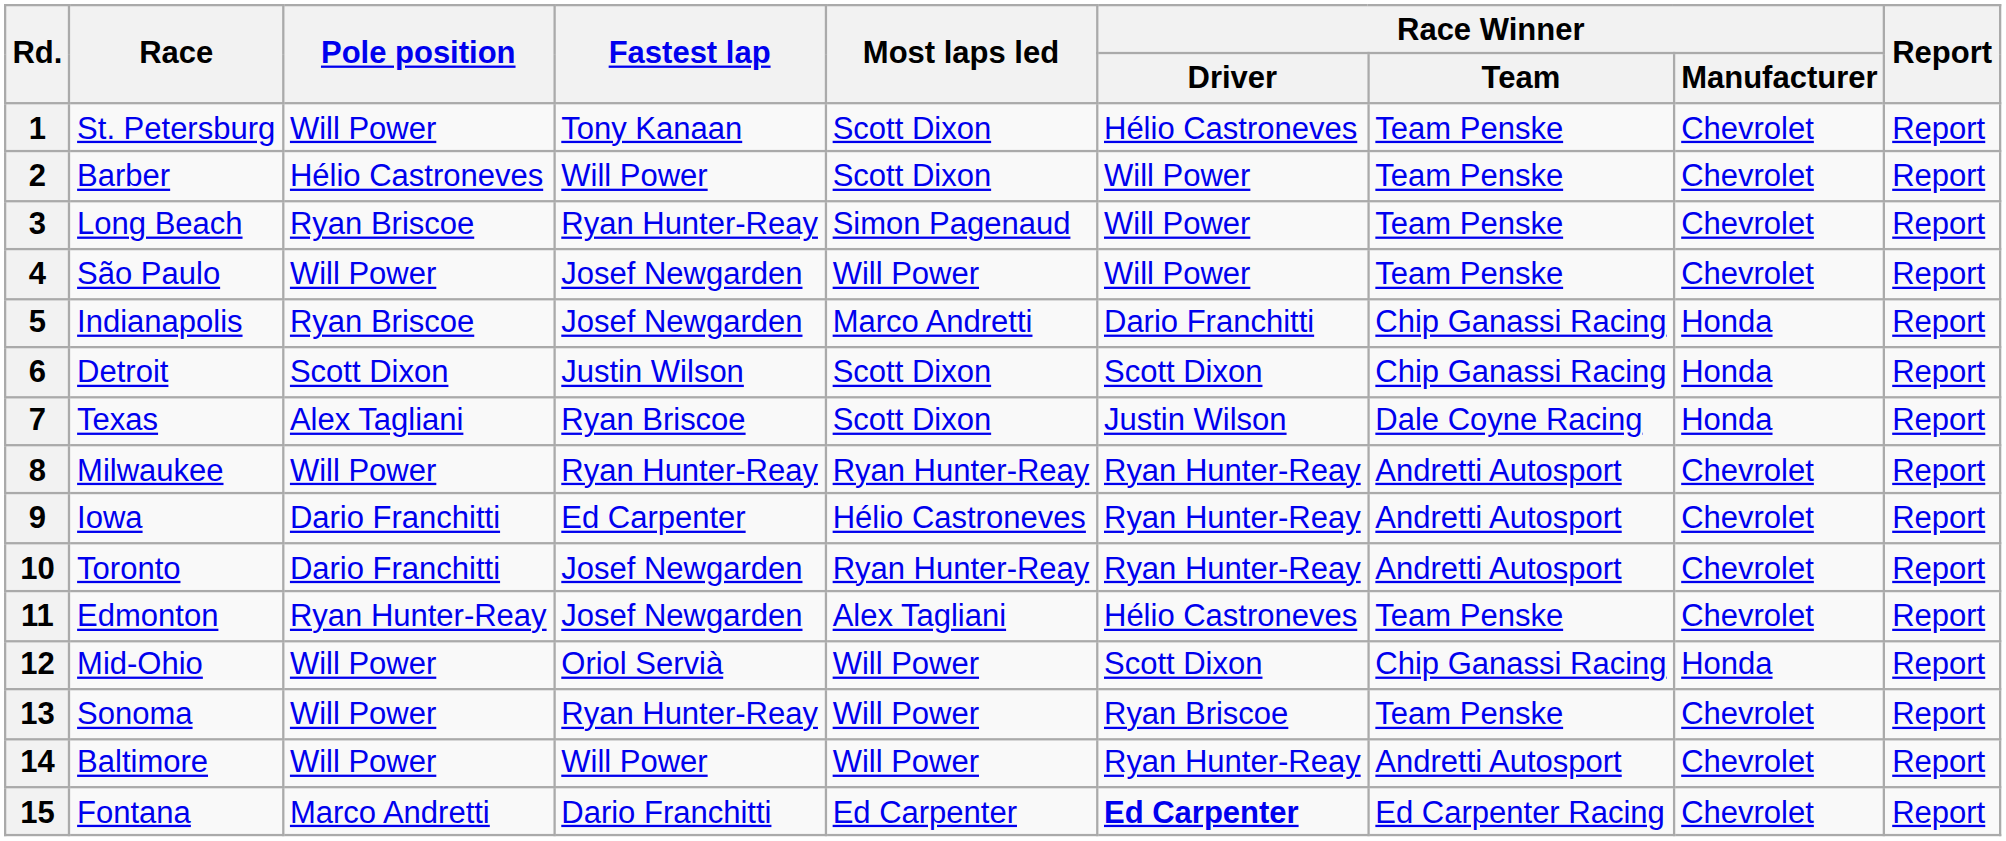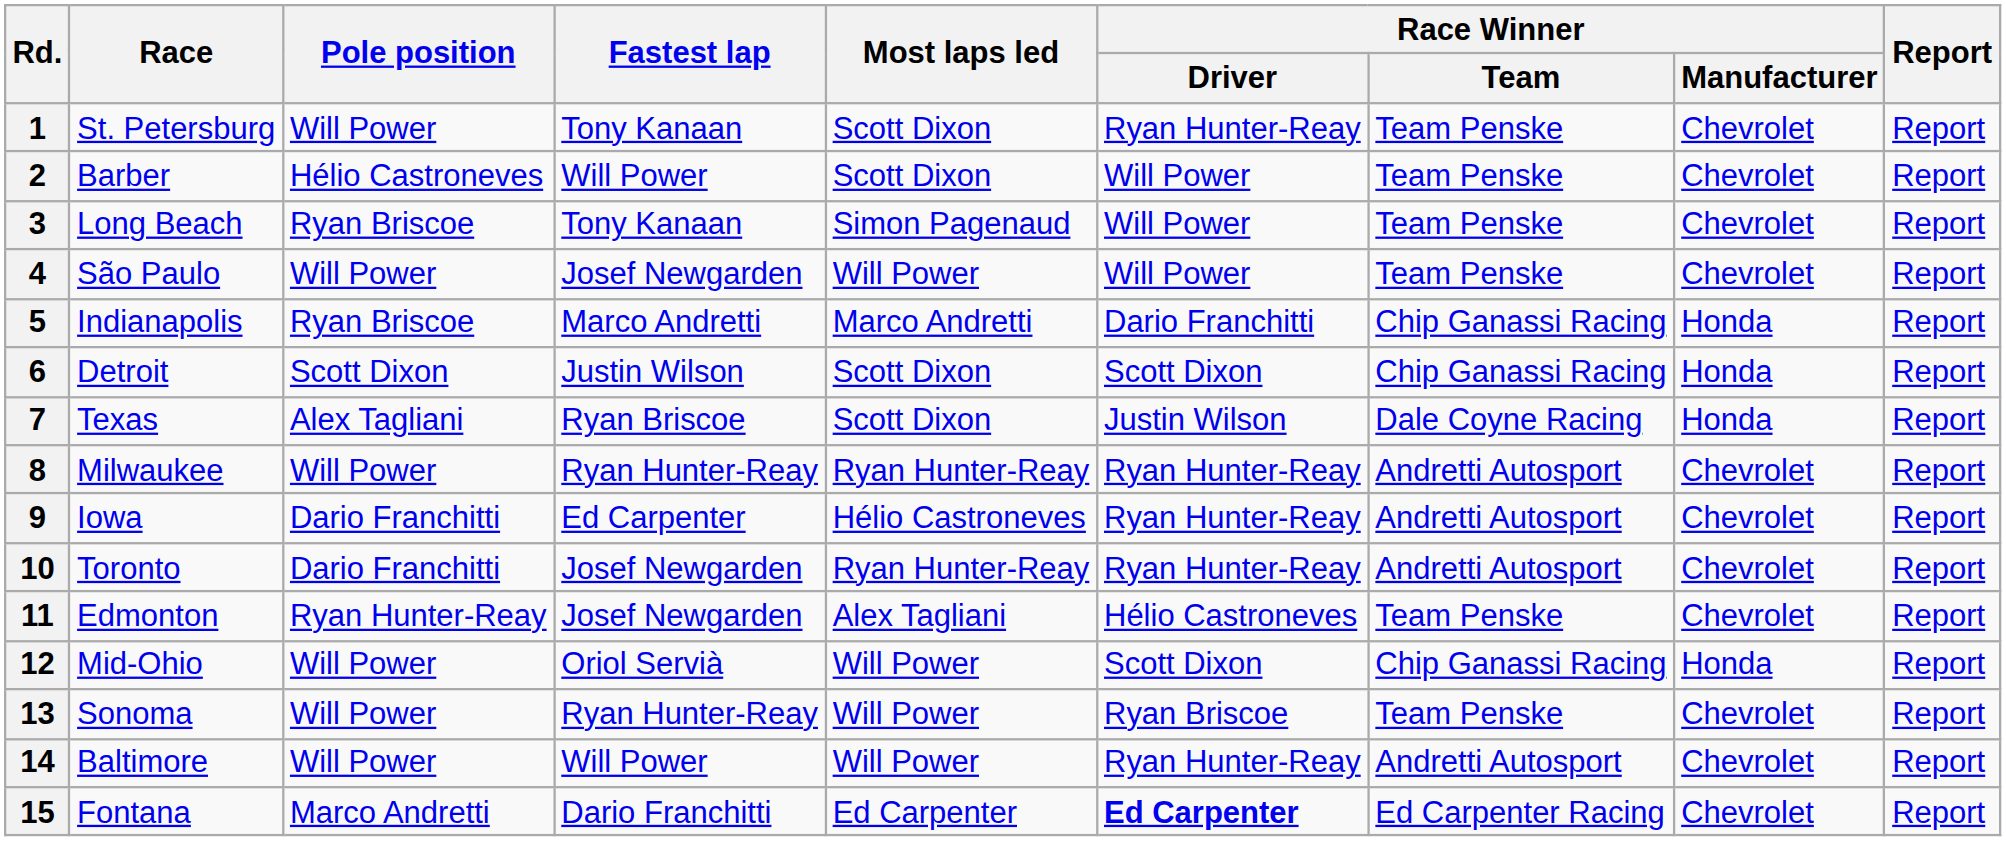(1231, 127) Hélio Castroneves -> (1232, 127) Ryan Hunter-Reay
(690, 225) Ryan Hunter-Reay -> (652, 225) Tony Kanaan
(682, 322) Josef Newgarden -> (661, 322) Marco Andretti
